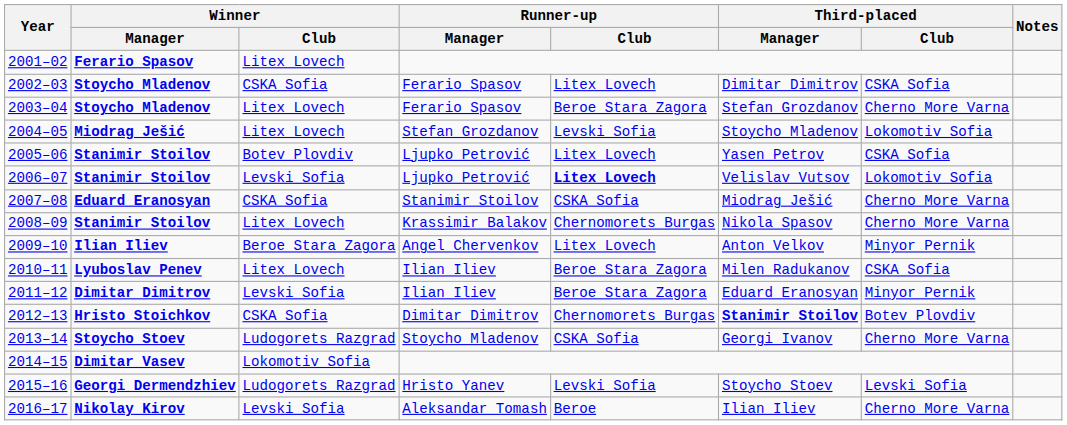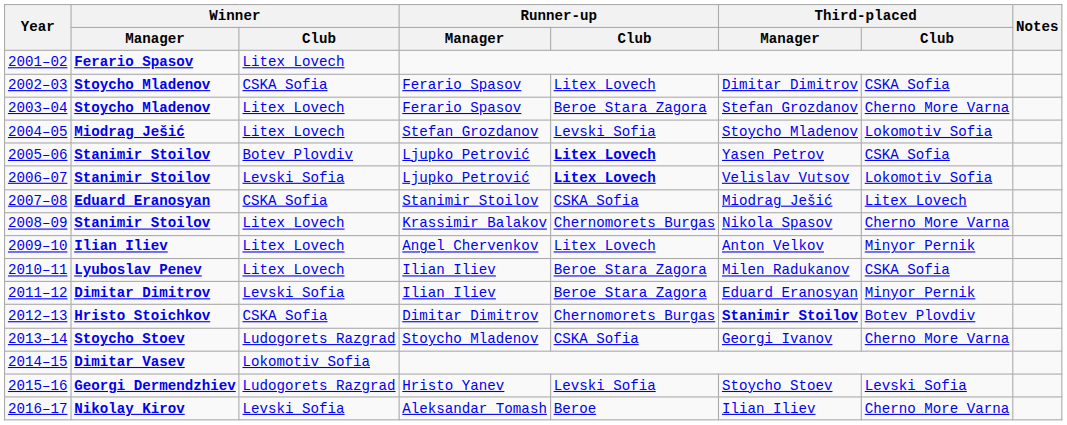(605, 155) normal -> (605, 155) bold
(937, 201) Cherno More Varna -> (916, 201) Litex Lovech
(319, 247) Beroe Stara Zagora -> (294, 247) Litex Lovech
